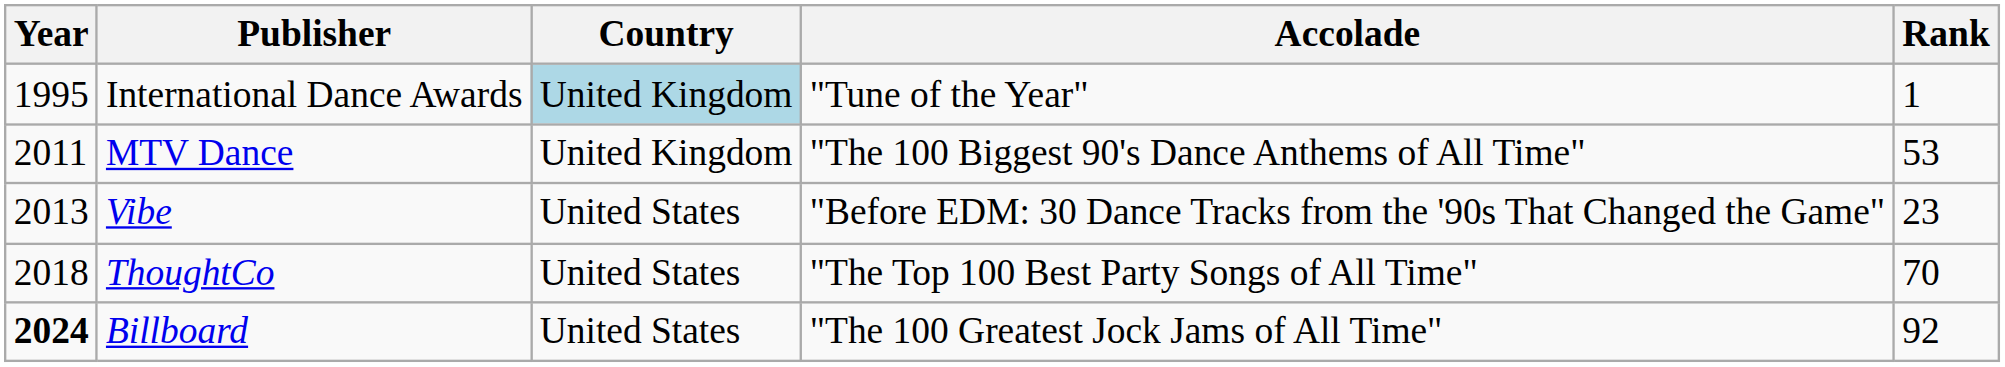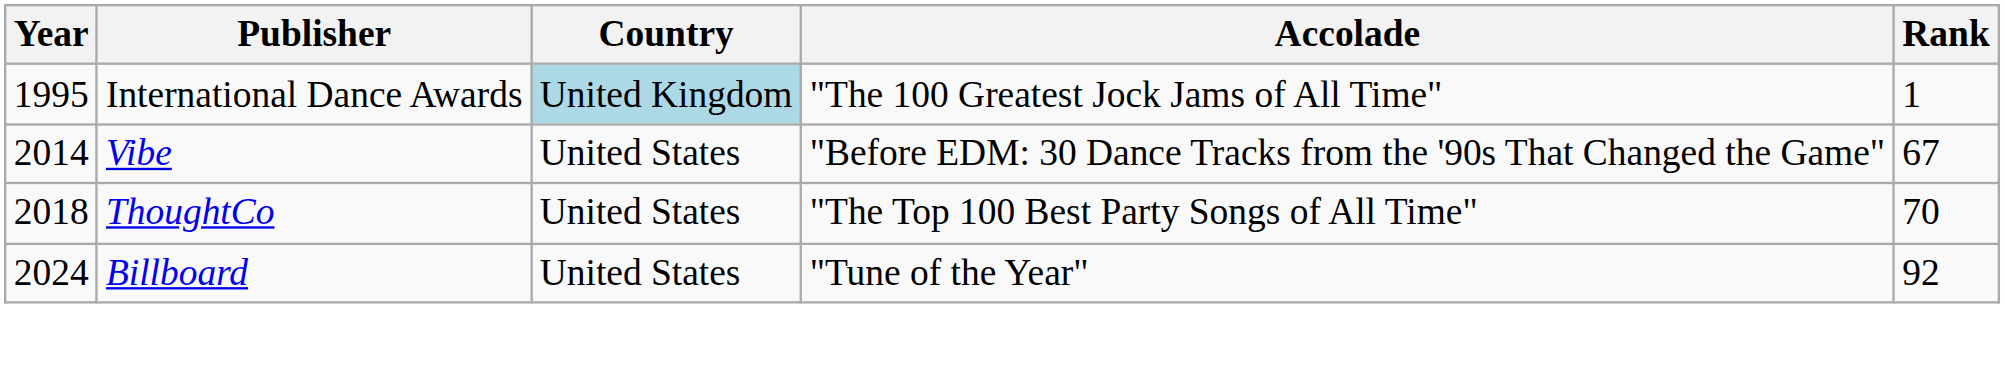(949, 93) "Tune of the Year" -> (1126, 93) "The 100 Greatest Jock Jams of All Time"
- row: (200, 152)
(51, 212) 2013 -> (51, 152) 2014
(1921, 212) 23 -> (1921, 152) 67
(51, 331) bold -> (51, 271) normal
(1126, 331) "The 100 Greatest Jock Jams of All Time" -> (949, 271) "Tune of the Year"
